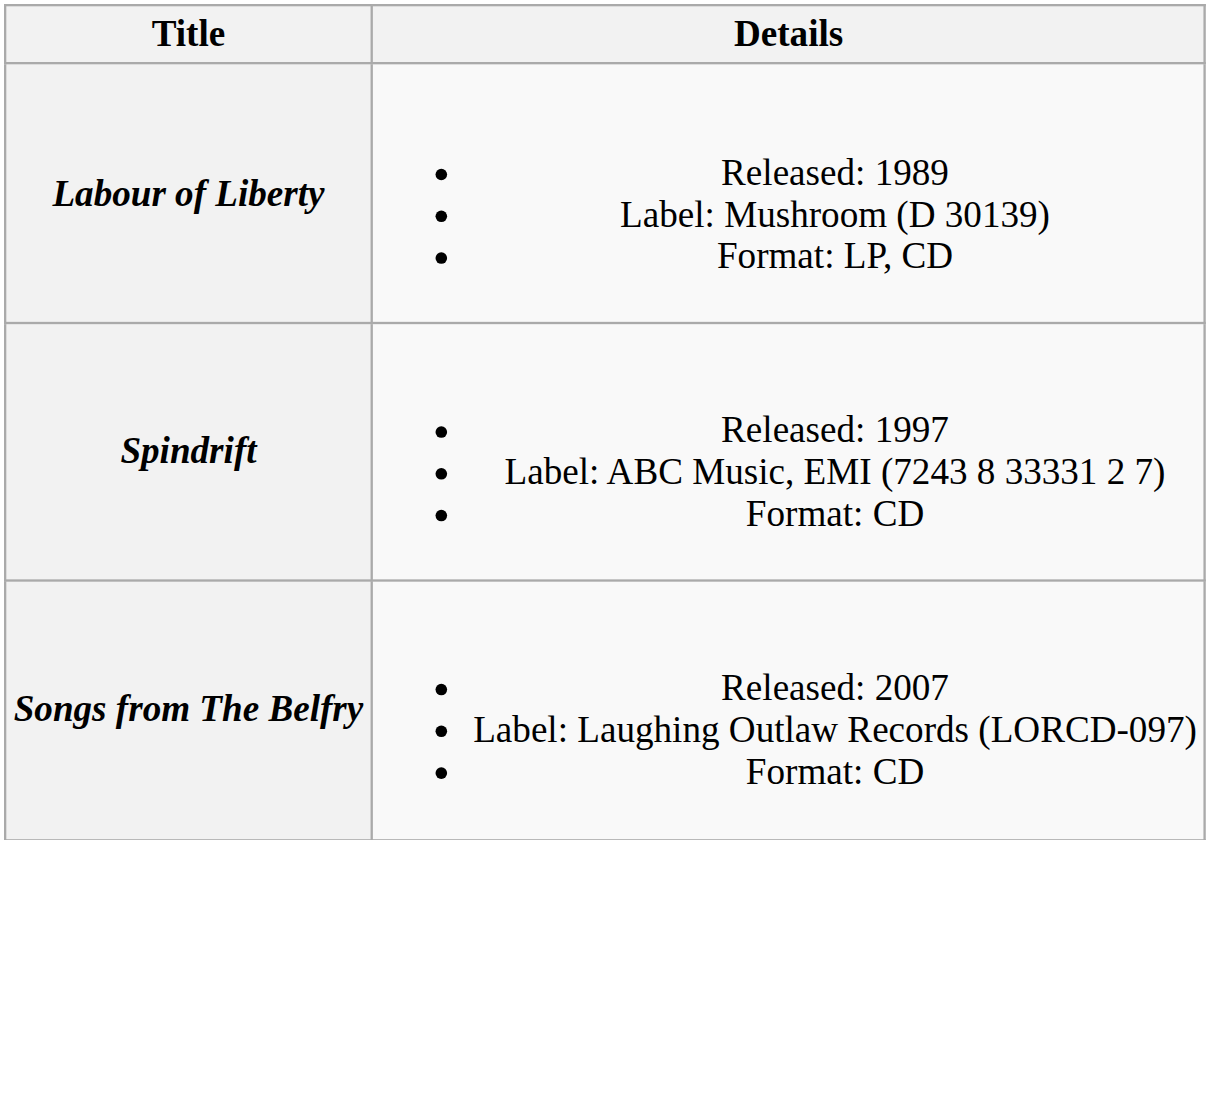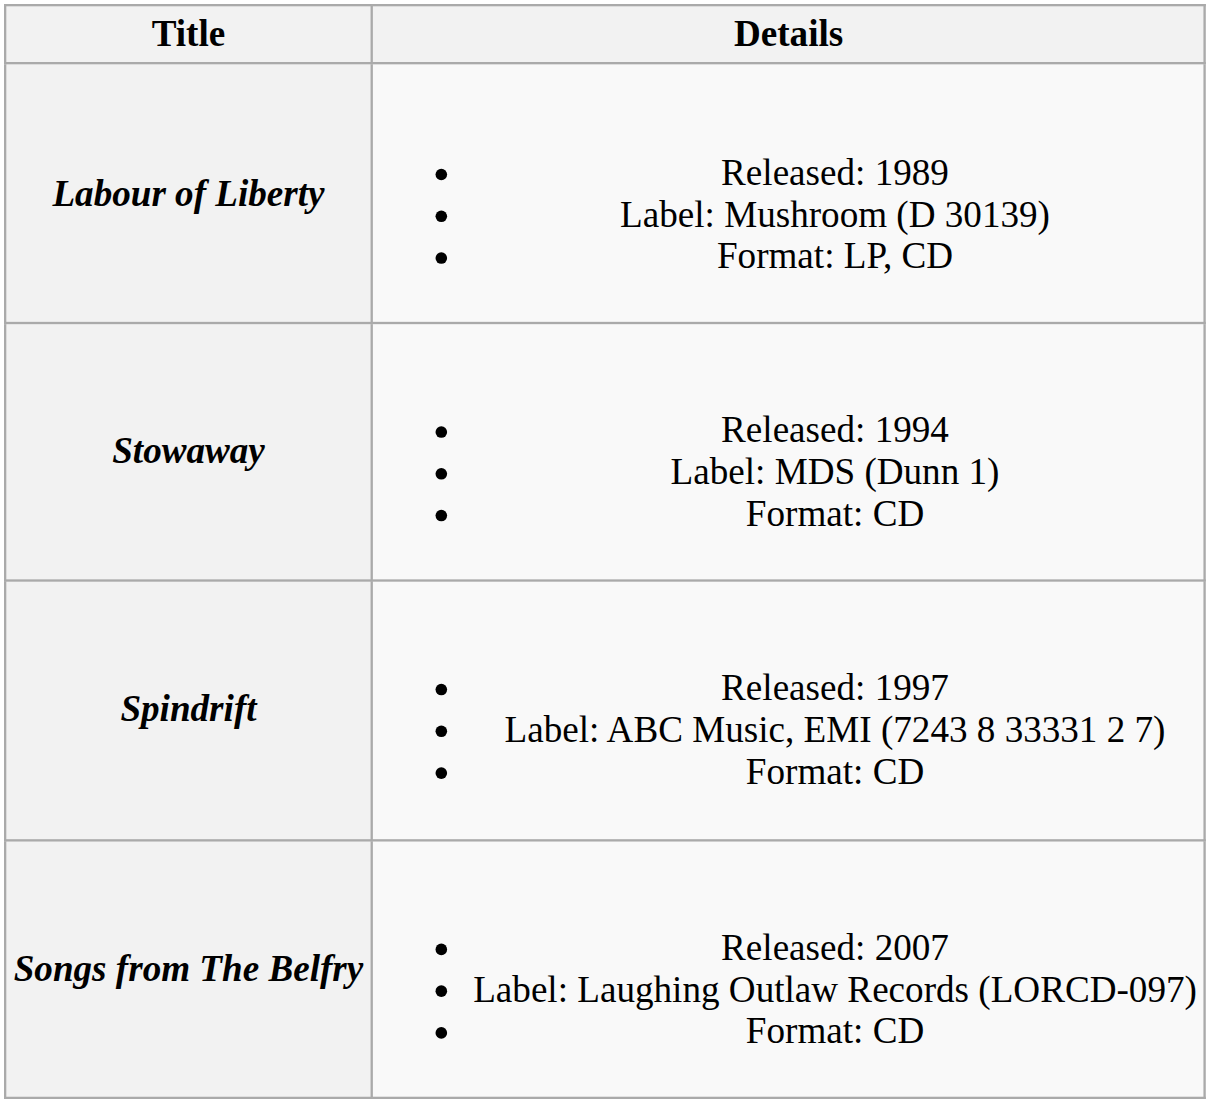+ row: (188, 450)
